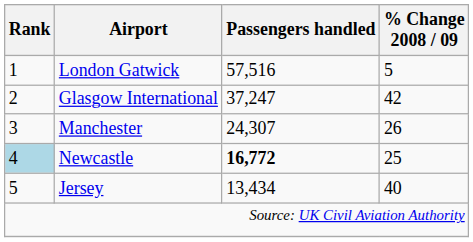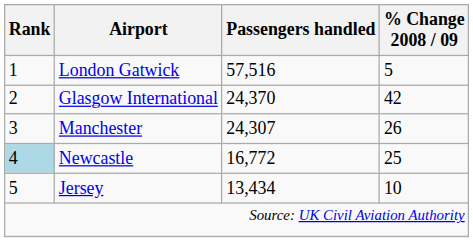(251, 99) 37,247 -> (251, 99) 24,370
(251, 158) bold -> (251, 158) normal
(393, 187) 40 -> (393, 187) 10
